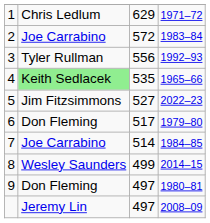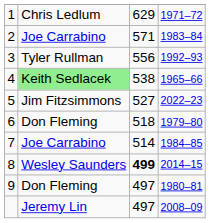(144, 36) 572 -> (144, 36) 571
(144, 79) 535 -> (144, 79) 538
(144, 121) 517 -> (144, 121) 518
(144, 164) normal -> (144, 164) bold
